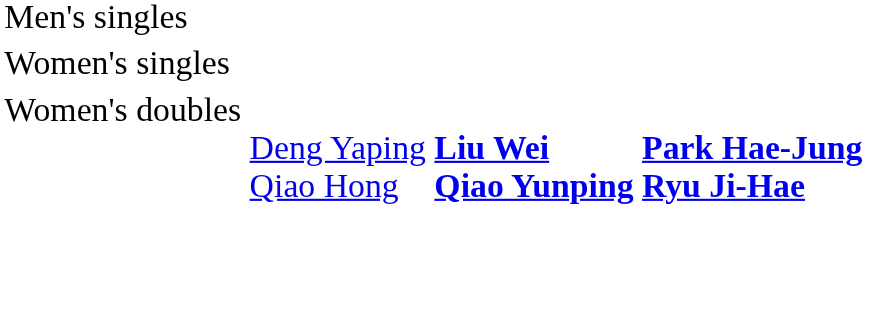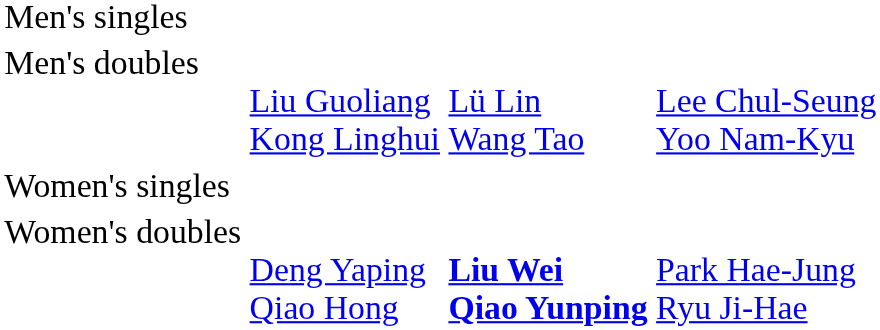+ row: (102, 63)
(752, 166) bold -> (756, 288) normal
